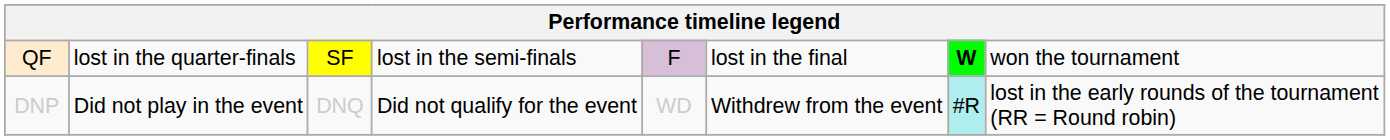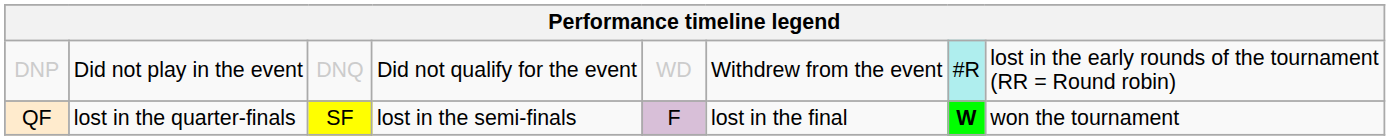rows swapped: (37, 105) <-> (37, 58)
